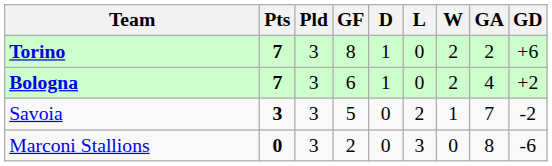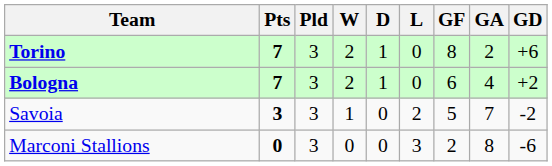columns swapped: (453, 20) <-> (351, 20)
